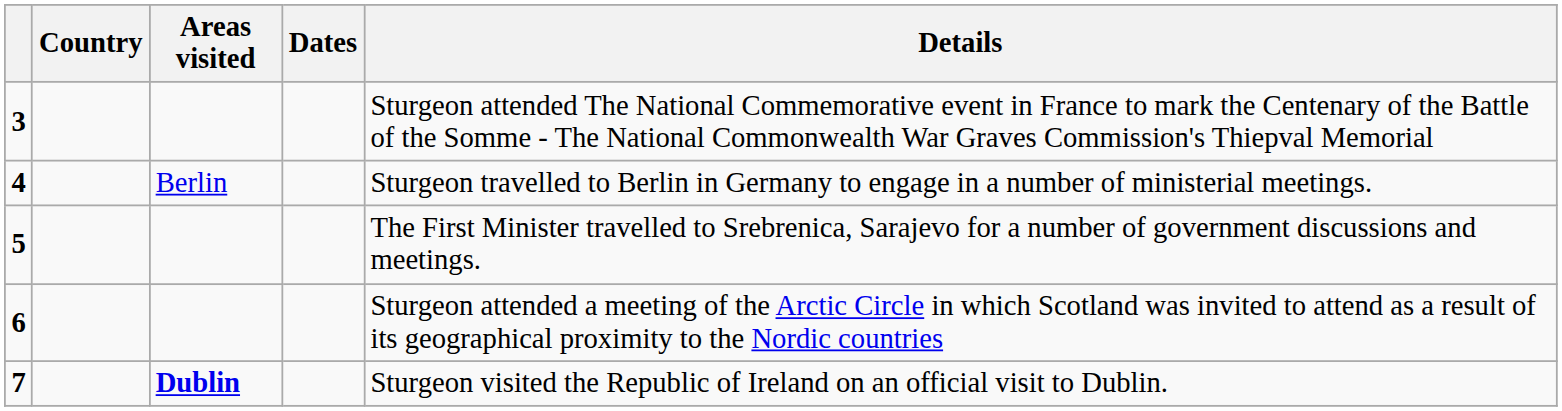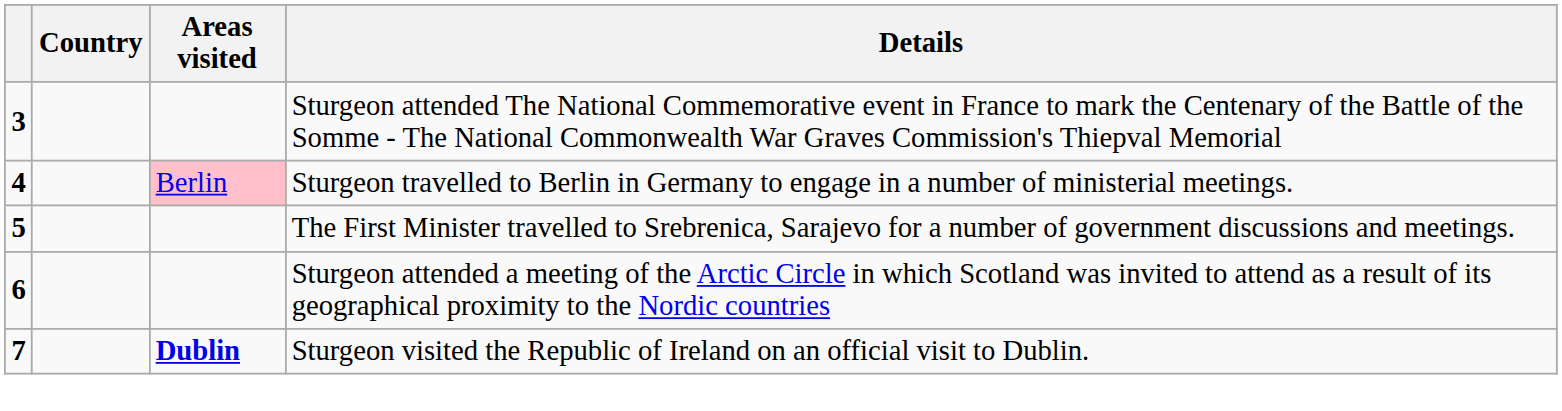- column: (323, 43)
(191, 182) no background -> (191, 182) pink background
